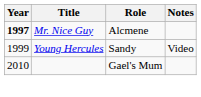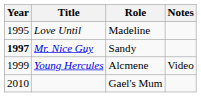+ row: (58, 30)
(128, 30) Alcmene -> (122, 48) Sandy
(122, 48) Sandy -> (128, 65) Alcmene
